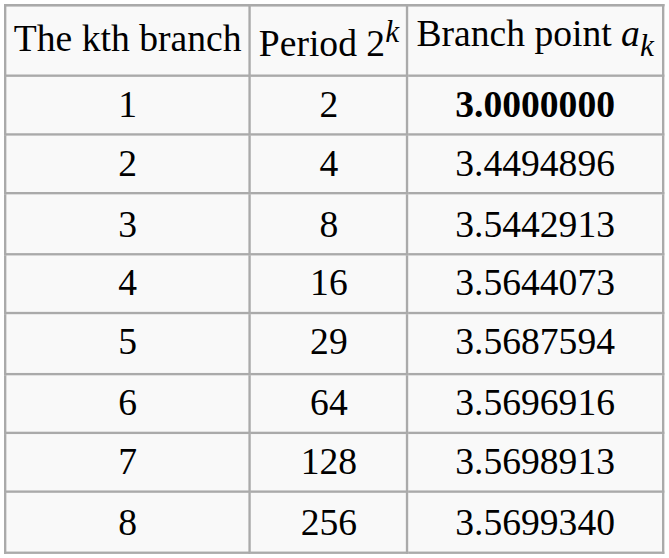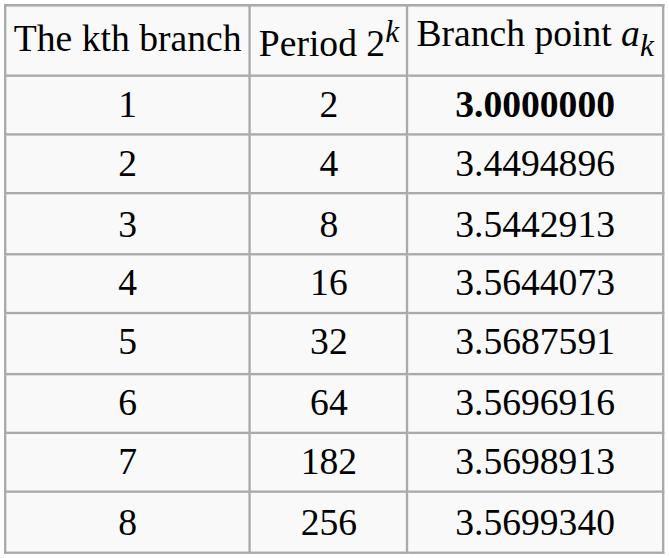(329, 342) 29 -> (329, 342) 32
(535, 342) 3.5687594 -> (535, 342) 3.5687591
(329, 461) 128 -> (329, 461) 182
